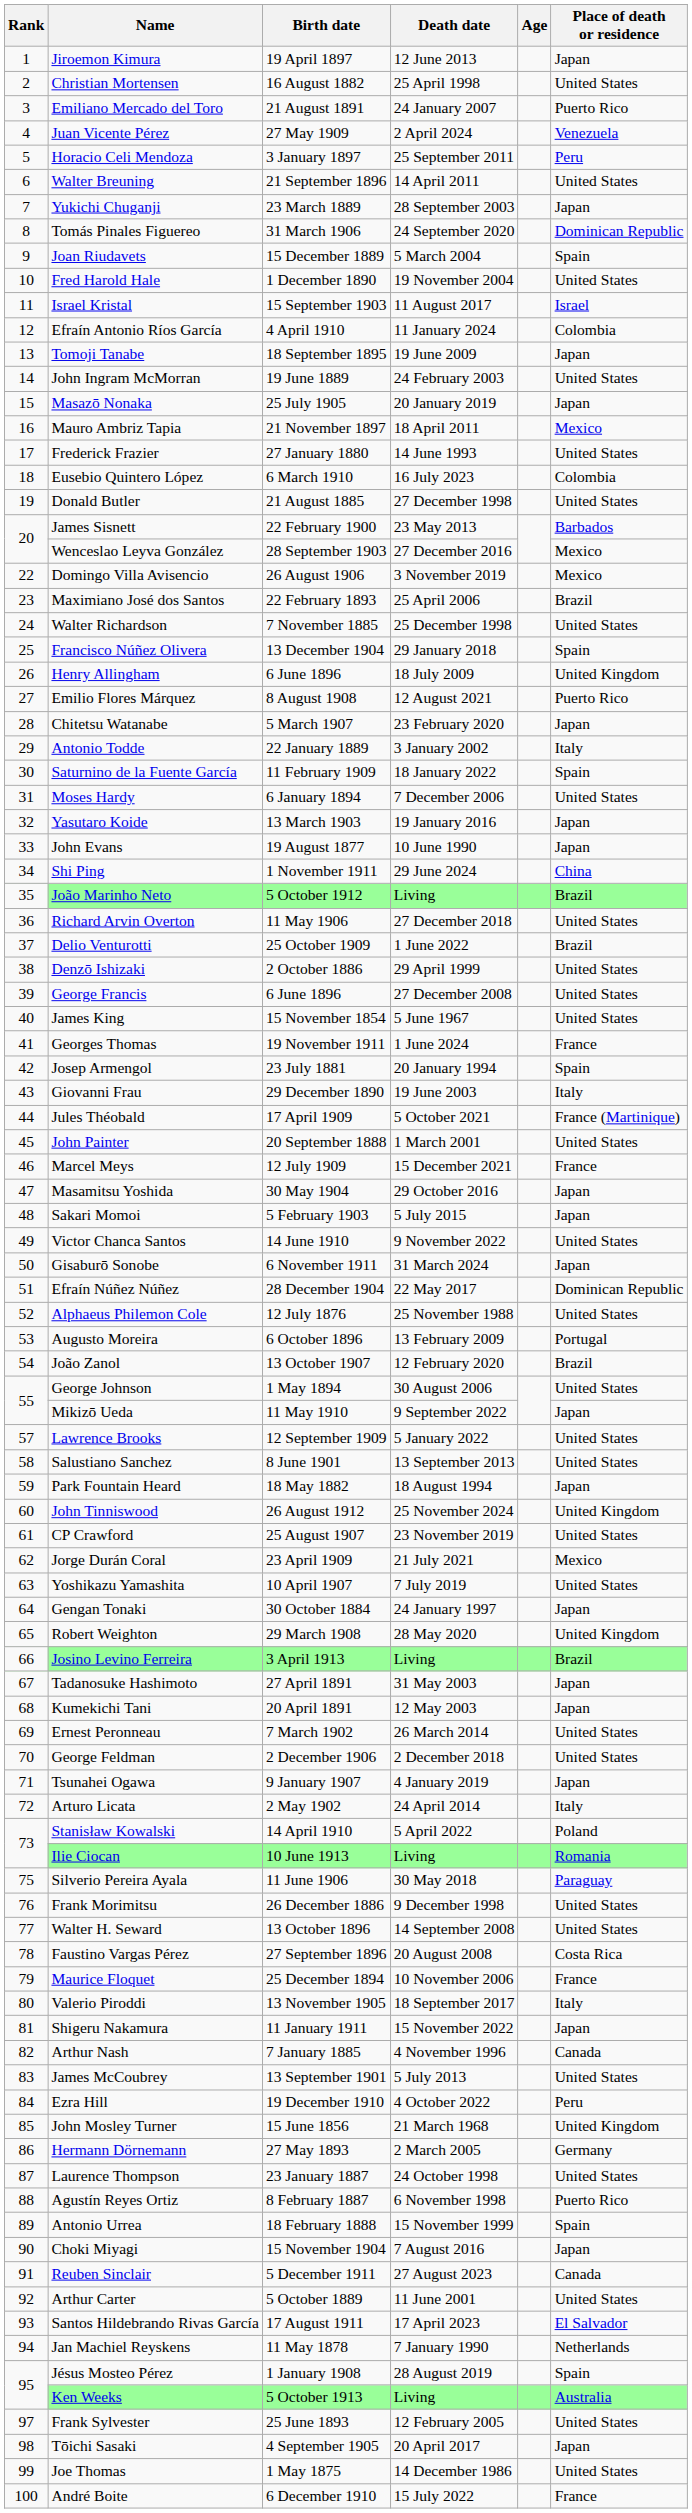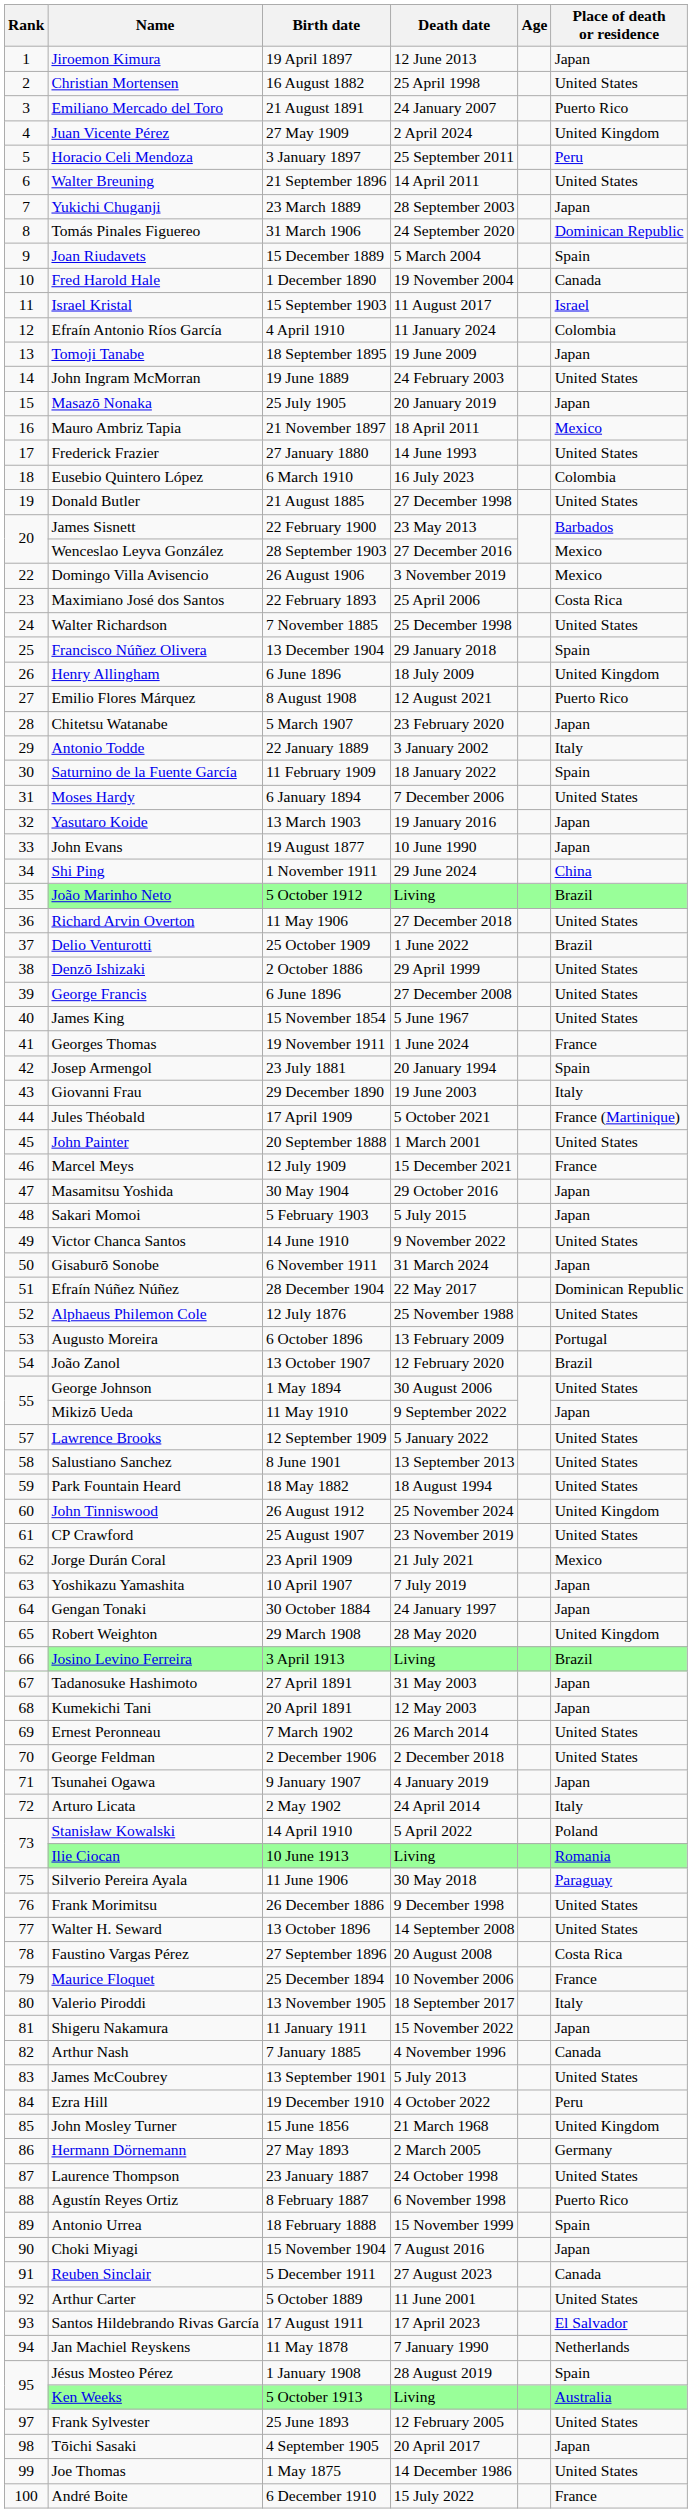(587, 132) Venezuela -> (607, 132) United Kingdom
(596, 280) United States -> (578, 280) Canada
(574, 600) Brazil -> (588, 600) Costa Rica
(572, 1486) Japan -> (596, 1486) United States
(596, 1584) United States -> (572, 1584) Japan
